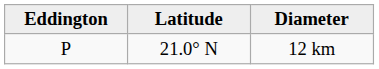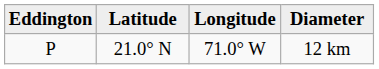+ column: (235, 19)
